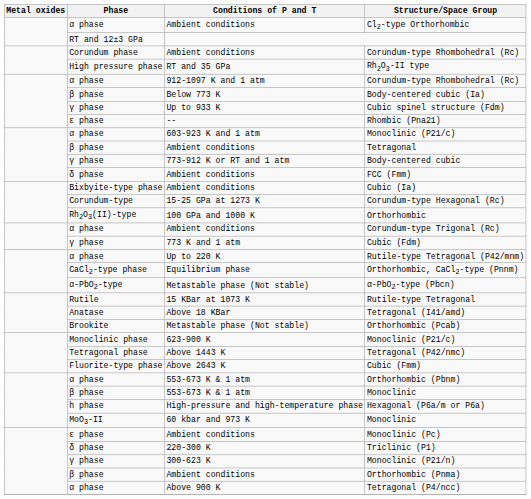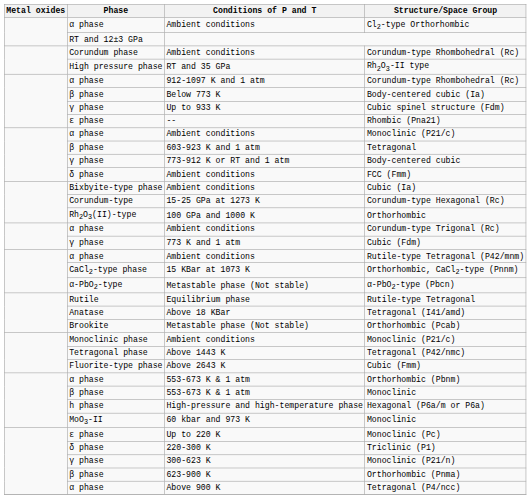(213, 134) 603-923 K and 1 atm -> (211, 134) Ambient conditions
(211, 148) Ambient conditions -> (213, 148) 603-923 K and 1 atm
(193, 256) Up to 220 K -> (211, 256) Ambient conditions
(208, 270) Equilibrium phase -> (208, 270) 15 KBar at 1073 K
(208, 299) 15 KBar at 1073 K -> (208, 299) Equilibrium phase
(189, 340) 623-900 K -> (211, 340) Ambient conditions
(211, 435) Ambient conditions -> (193, 435) Up to 220 K
(211, 475) Ambient conditions -> (189, 475) 623-900 K
